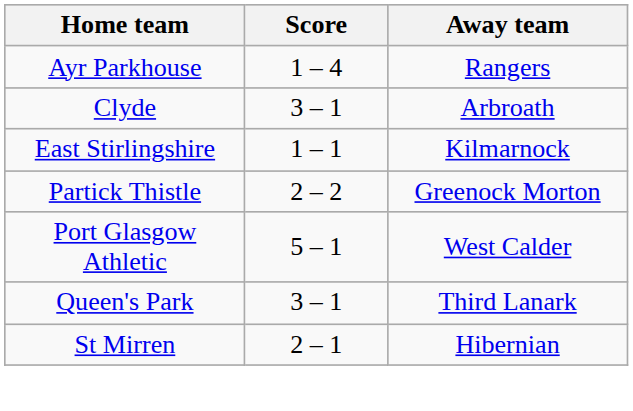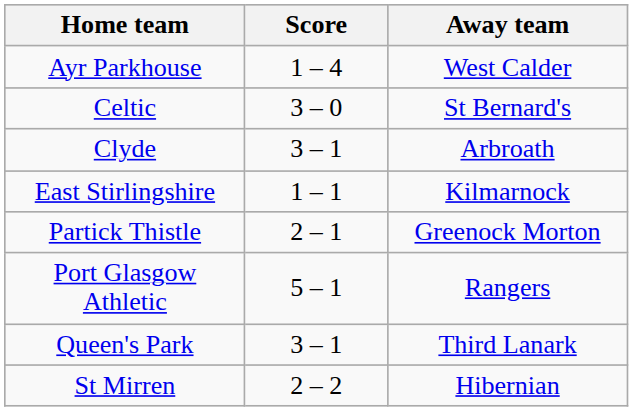(508, 66) Rangers -> (508, 66) West Calder
+ row: (125, 107)
(316, 190) 2 – 2 -> (316, 231) 2 – 1
(508, 246) West Calder -> (508, 288) Rangers
(316, 344) 2 – 1 -> (316, 385) 2 – 2
